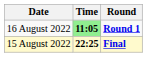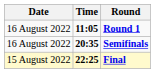(87, 28) lightgreen background -> (87, 28) no background
+ row: (126, 44)
